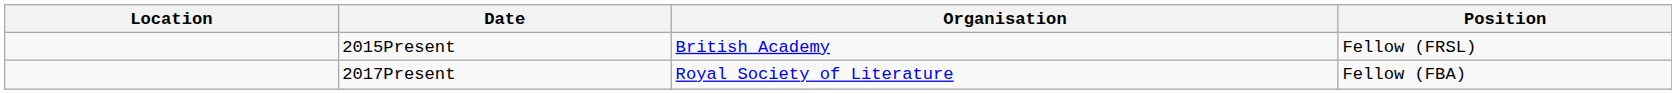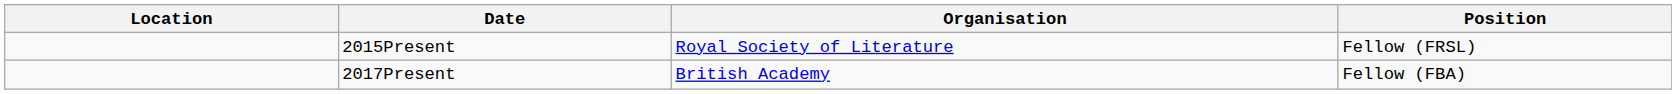(753, 47) British Academy -> (815, 47) Royal Society of Literature
(815, 75) Royal Society of Literature -> (753, 75) British Academy
